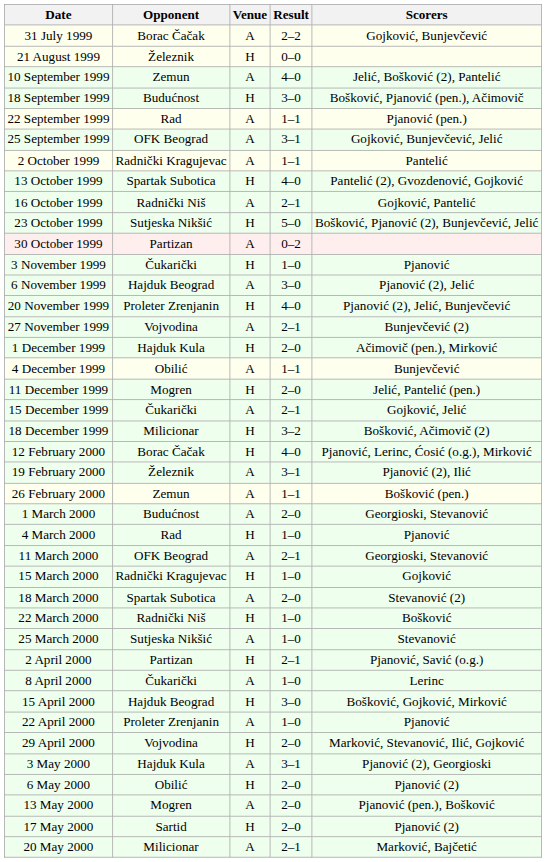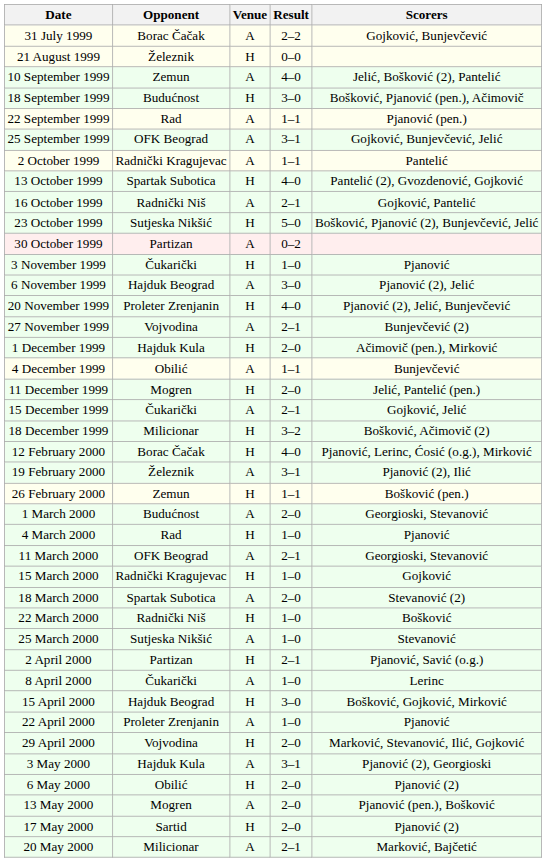(250, 493) A -> (250, 493) H
